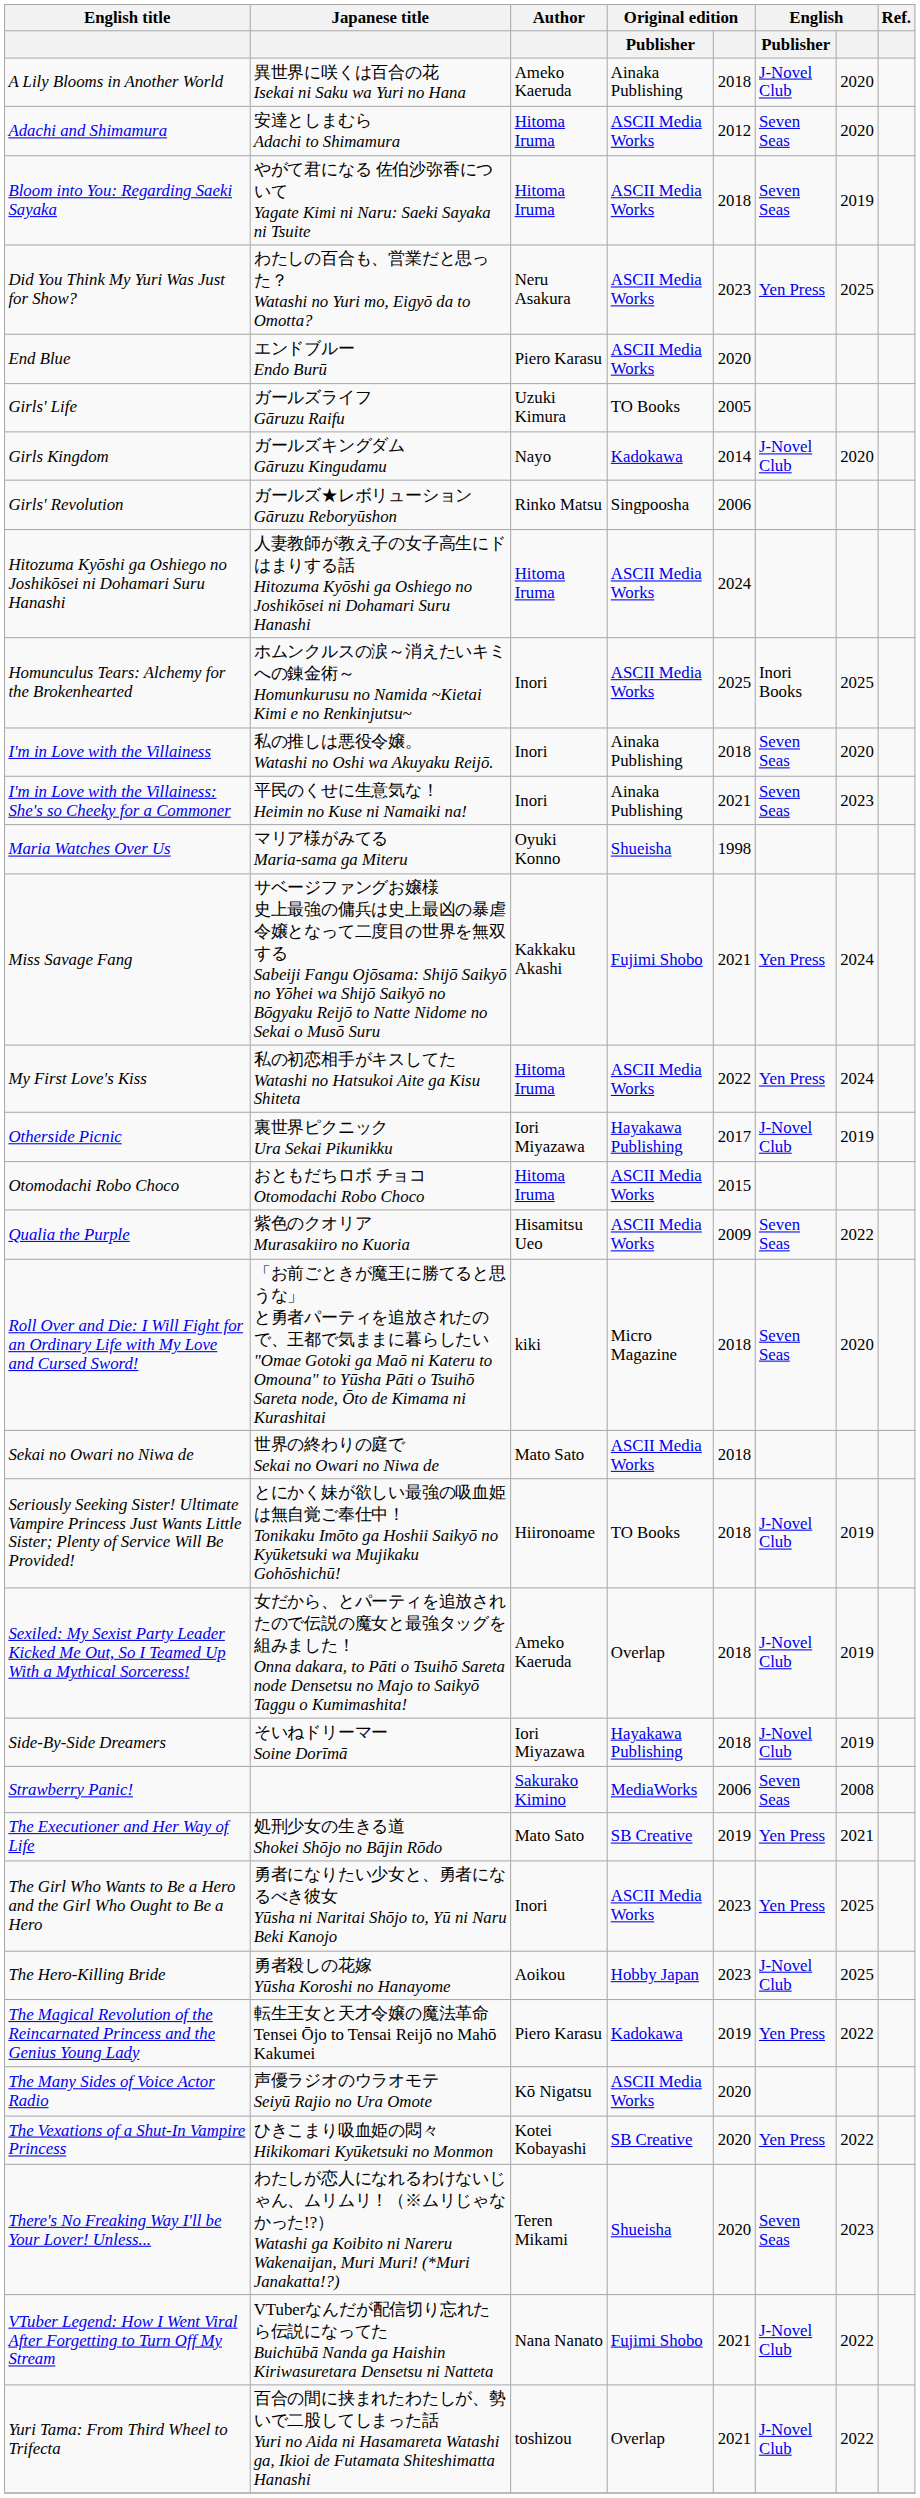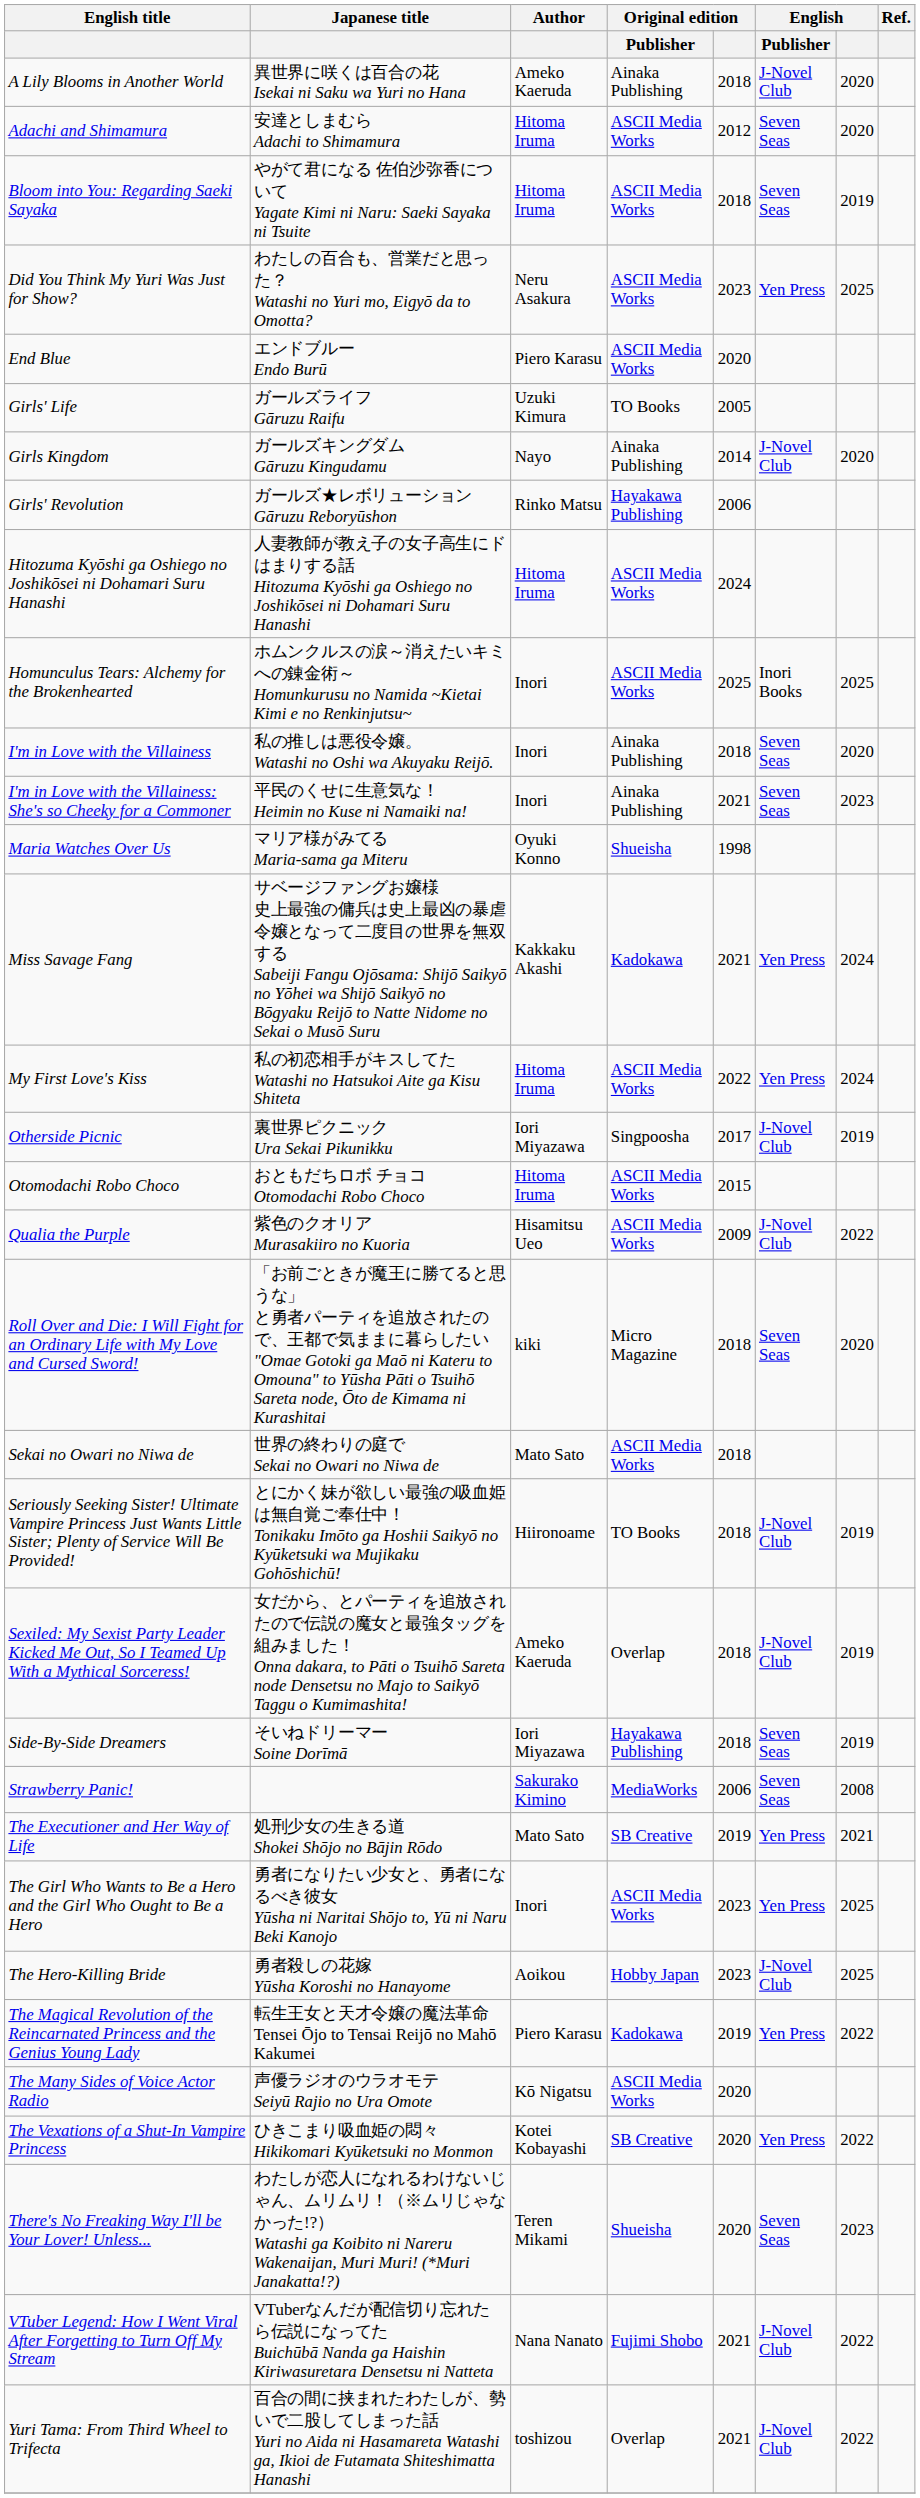(647, 456) Kadokawa -> (647, 456) Ainaka Publishing
(650, 504) Singpoosha -> (647, 504) Hayakawa Publishing
(657, 959) Fujimi Shobo -> (647, 959) Kadokawa
(647, 1136) Hayakawa Publishing -> (650, 1136) Singpoosha
(780, 1234) Seven Seas -> (786, 1234) J-Novel Club
(786, 1742) J-Novel Club -> (780, 1742) Seven Seas
